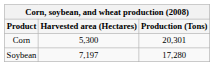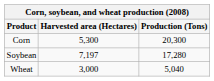(174, 40) 20,301 -> (174, 40) 20,300
+ row: (21, 69)
